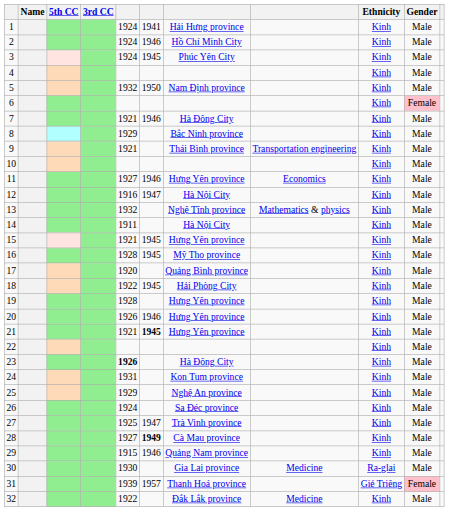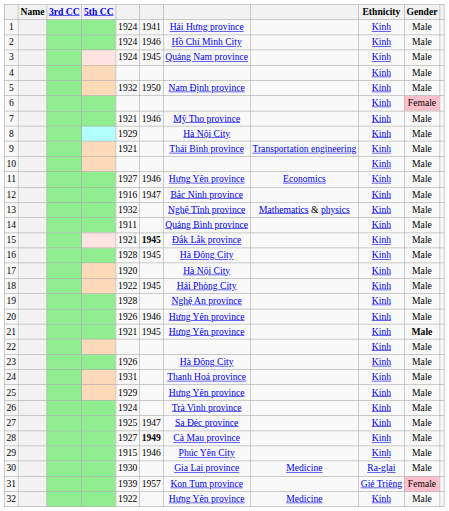columns swapped: (98, 12) <-> (64, 12)
(207, 57) Phúc Yên City -> (207, 57) Quảng Nam province
(207, 118) Hà Đông City -> (207, 118) Mỹ Tho province
(207, 133) Bắc Ninh province -> (207, 133) Hà Nội City
(207, 194) Hà Nội City -> (207, 194) Bắc Ninh province
(207, 225) Hà Nội City -> (207, 225) Quảng Bình province
(151, 240) normal -> (151, 240) bold
(207, 240) Hưng Yên province -> (207, 240) Đắk Lắk province
(207, 255) Mỹ Tho province -> (207, 255) Hà Đông City
(207, 270) Quảng Bình province -> (207, 270) Hà Nội City
(207, 301) Hưng Yên province -> (207, 301) Nghệ An province
(151, 331) bold -> (151, 331) normal
(422, 331) normal -> (422, 331) bold
(128, 362) bold -> (128, 362) normal
(207, 377) Kon Tum province -> (207, 377) Thanh Hoá province
(207, 392) Nghệ An province -> (207, 392) Hưng Yên province
(207, 407) Sa Đéc province -> (207, 407) Trà Vinh province
(207, 423) Trà Vinh province -> (207, 423) Sa Đéc province
(207, 453) Quảng Nam province -> (207, 453) Phúc Yên City
(207, 484) Thanh Hoá province -> (207, 484) Kon Tum province
(207, 499) Đắk Lắk province -> (207, 499) Hưng Yên province
